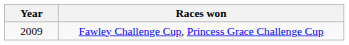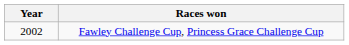(31, 31) 2009 -> (31, 31) 2002
